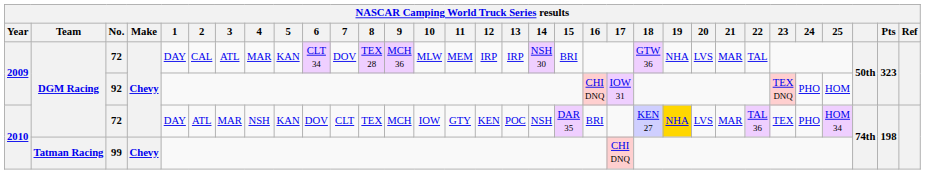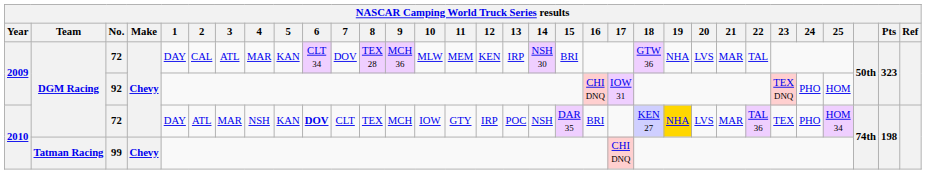(489, 57) IRP -> (489, 57) KEN
(316, 121) normal -> (317, 121) bold
(489, 121) KEN -> (489, 121) IRP
